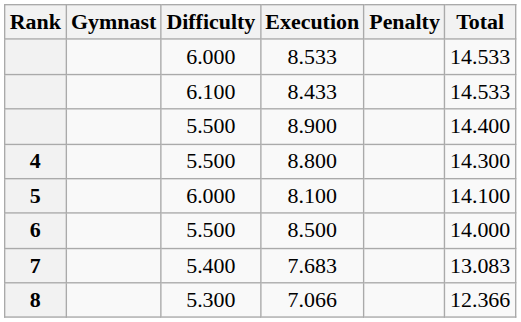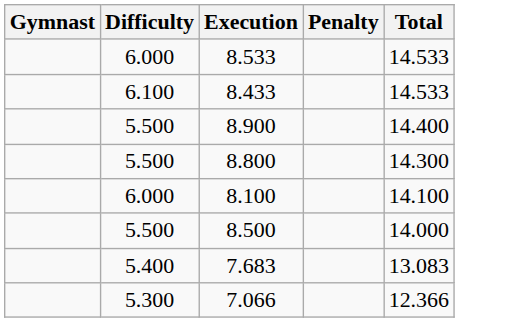- column: (35, 21)
